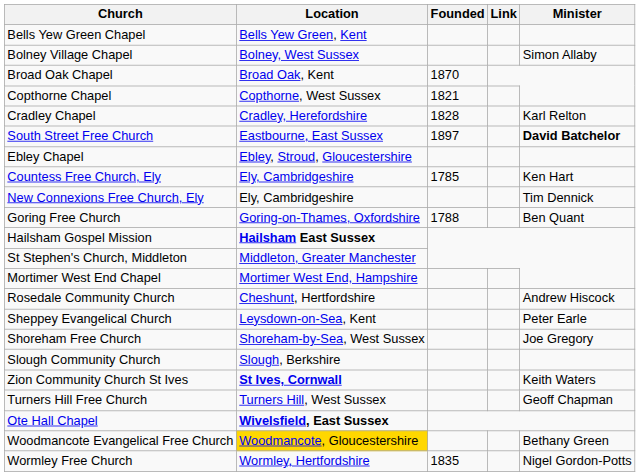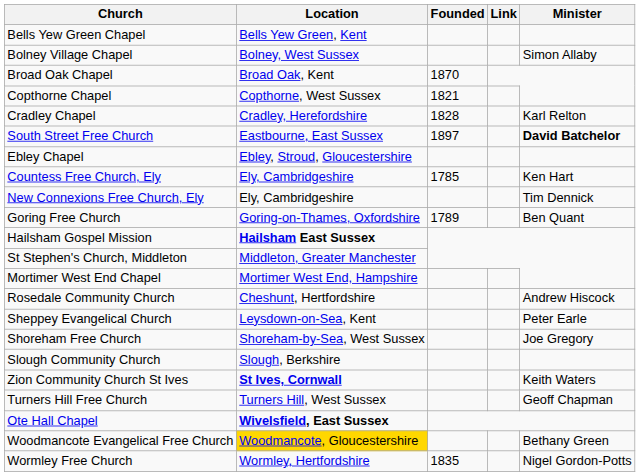(445, 217) 1788 -> (445, 217) 1789
